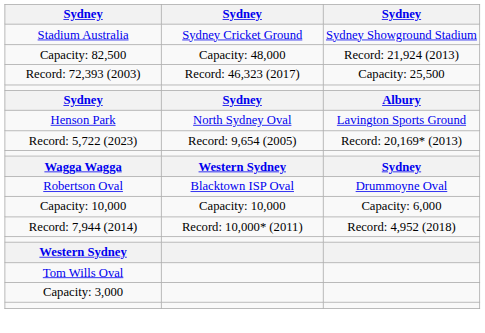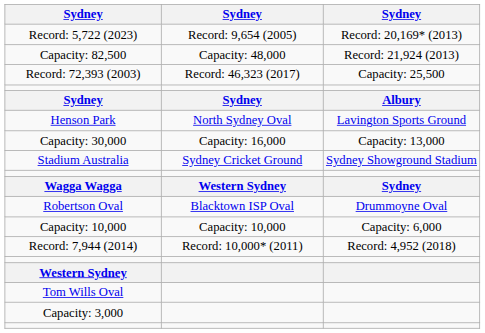rows swapped: (83, 34) <-> (83, 140)
+ row: (83, 140)
